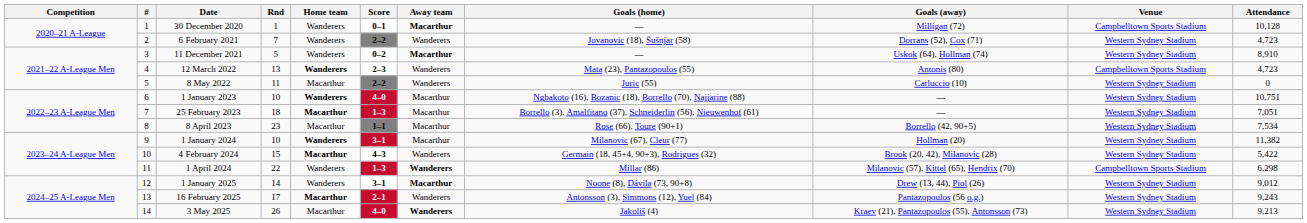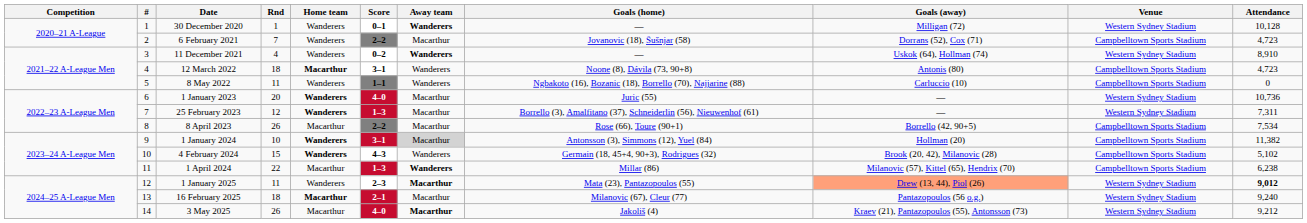(431, 26) Macarthur -> (431, 26) Wanderers
(1151, 26) Campbelltown Sports Stadium -> (1151, 26) Western Sydney Stadium
(431, 40) Wanderers -> (431, 40) Macarthur
(1151, 40) Western Sydney Stadium -> (1151, 40) Campbelltown Sports Stadium
(276, 54) 5 -> (276, 54) 4
(431, 54) Macarthur -> (431, 54) Wanderers
(276, 69) 13 -> (276, 69) 18
(326, 69) Wanderers -> (326, 69) Macarthur
(379, 69) 2–3 -> (379, 69) 3–1
(639, 69) Mata (23), Pantazopoulos (55) -> (639, 69) Noone (8), Dávila (73, 90+8)
(326, 83) Macarthur -> (326, 83) Wanderers
(379, 83) 2–2 -> (379, 83) 1–1
(639, 83) Juric (55) -> (639, 83) Ngbakoto (16), Bozanic (18), Borrello (70), Najjarine (88)
(1151, 83) Western Sydney Stadium -> (1151, 83) Campbelltown Sports Stadium
(276, 97) 10 -> (276, 97) 20
(639, 97) Ngbakoto (16), Bozanic (18), Borrello (70), Najjarine (88) -> (639, 97) Juric (55)
(1268, 97) 10,751 -> (1268, 97) 10,736
(276, 111) 18 -> (276, 111) 12
(326, 111) Macarthur -> (326, 111) Wanderers
(1268, 111) 7,051 -> (1268, 111) 7,311
(276, 126) 23 -> (276, 126) 26
(379, 126) 1–1 -> (379, 126) 2–2
(1151, 126) Western Sydney Stadium -> (1151, 126) Campbelltown Sports Stadium
(431, 140) no background -> (431, 140) lightgrey background
(639, 140) Milanovic (67), Cleur (77) -> (639, 140) Antonsson (3), Simmons (12), Yuel (84)
(1151, 140) Western Sydney Stadium -> (1151, 140) Campbelltown Sports Stadium
(326, 154) Macarthur -> (326, 154) Wanderers
(1151, 154) Western Sydney Stadium -> (1151, 154) Campbelltown Sports Stadium
(1268, 154) 5,422 -> (1268, 154) 5,102
(326, 168) Wanderers -> (326, 168) Macarthur
(1268, 168) 6,298 -> (1268, 168) 6,238
(276, 183) 14 -> (276, 183) 11
(379, 183) 3–1 -> (379, 183) 2–3
(639, 183) Noone (8), Dávila (73, 90+8) -> (639, 183) Mata (23), Pantazopoulos (55)
(941, 183) no background -> (941, 183) lightsalmon background
(1268, 183) normal -> (1268, 183) bold
(276, 197) 17 -> (276, 197) 18
(431, 197) Wanderers -> (431, 197) Macarthur
(639, 197) Antonsson (3), Simmons (12), Yuel (84) -> (639, 197) Milanovic (67), Cleur (77)
(1268, 197) 9,243 -> (1268, 197) 9,240
(431, 211) Wanderers -> (431, 211) Macarthur
(1268, 211) 9,213 -> (1268, 211) 9,212
